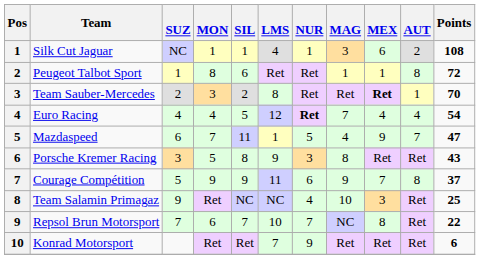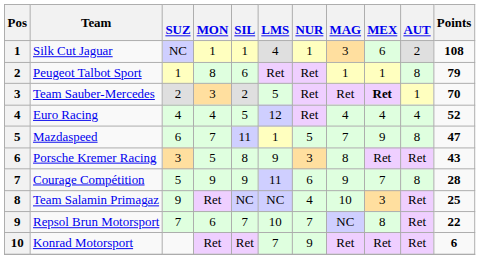(454, 72) 72 -> (454, 72) 79
(275, 93) 8 -> (275, 93) 5
(309, 115) bold -> (309, 115) normal
(345, 115) 7 -> (345, 115) 4
(454, 115) 54 -> (454, 115) 52
(345, 136) 4 -> (345, 136) 7
(417, 136) 7 -> (417, 136) 8
(454, 179) 37 -> (454, 179) 28
